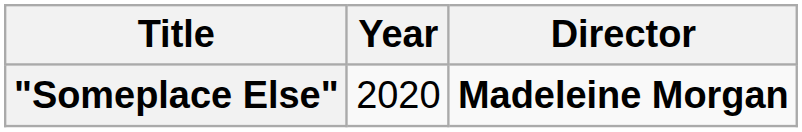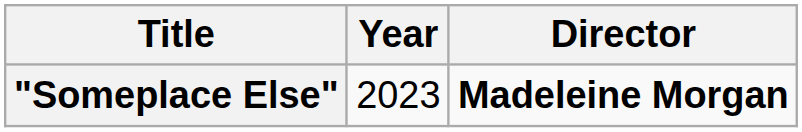(398, 94) 2020 -> (398, 94) 2023
